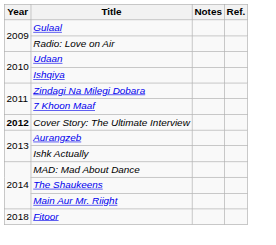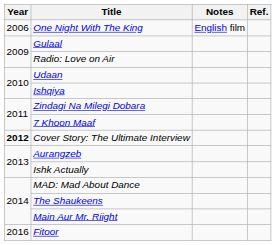+ row: (88, 28)
(18, 216) 2018 -> (18, 232) 2016
